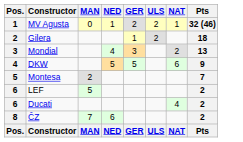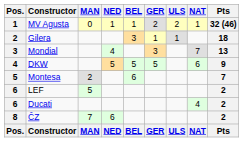+ column: (134, 11)
(156, 37) 2 -> (177, 37) 1
(177, 50) 2 -> (198, 50) 7
